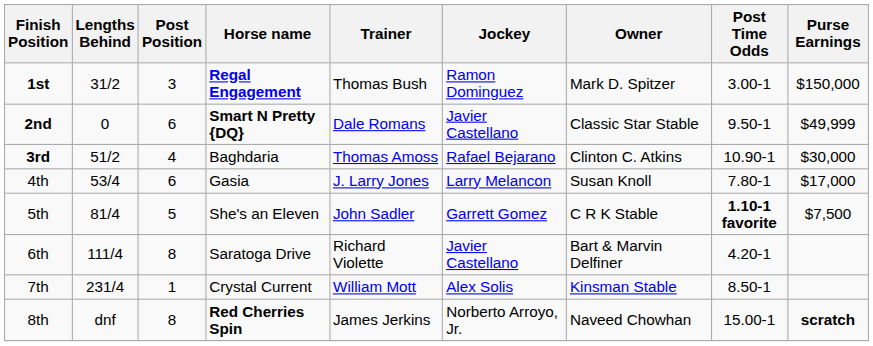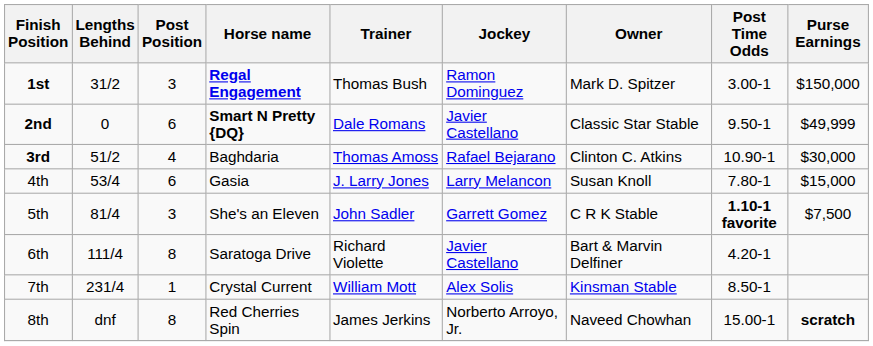(828, 181) $17,000 -> (828, 181) $15,000
(172, 214) 5 -> (172, 214) 3
(257, 320) bold -> (254, 320) normal
